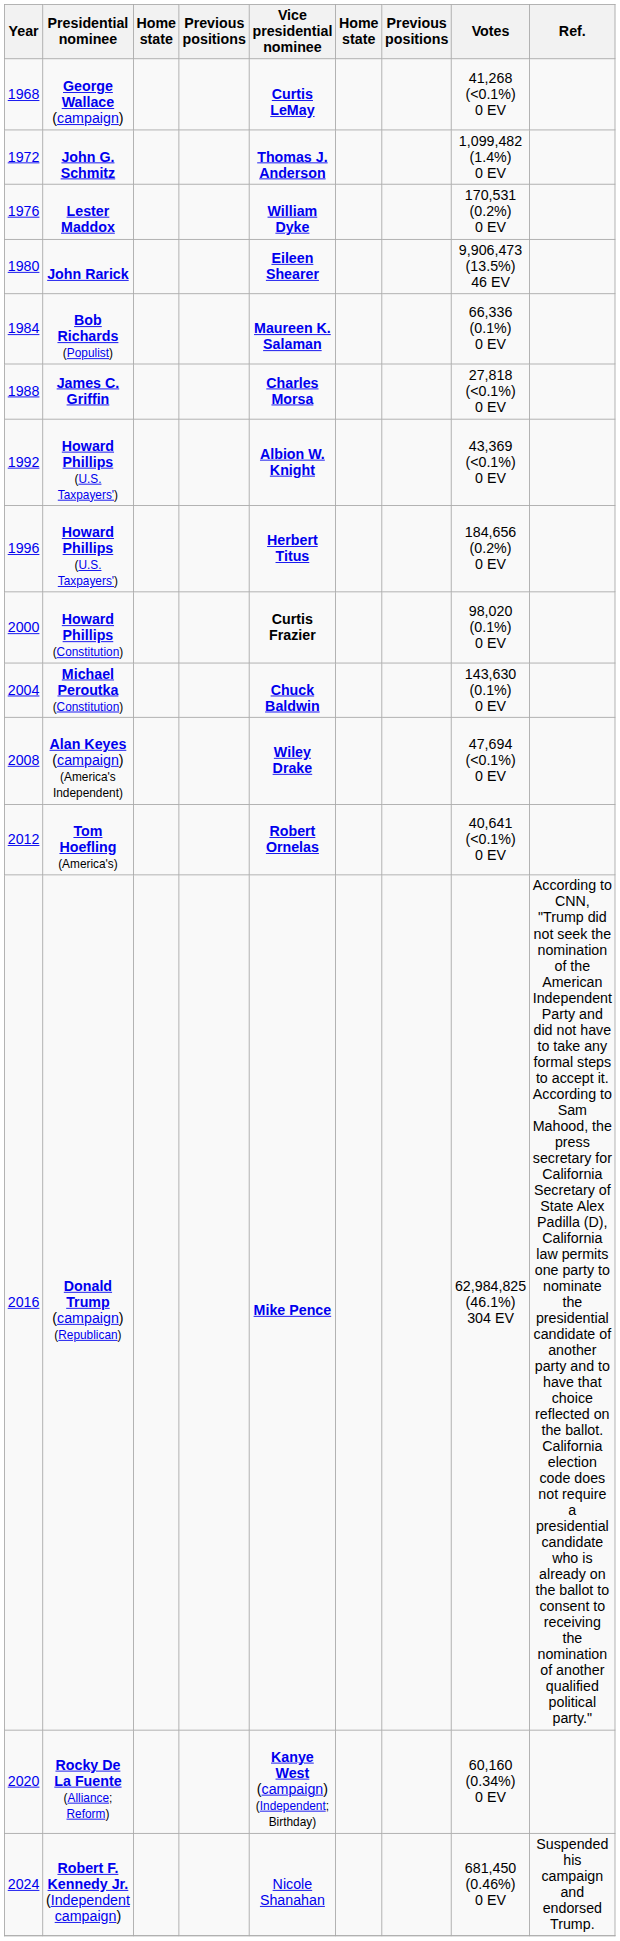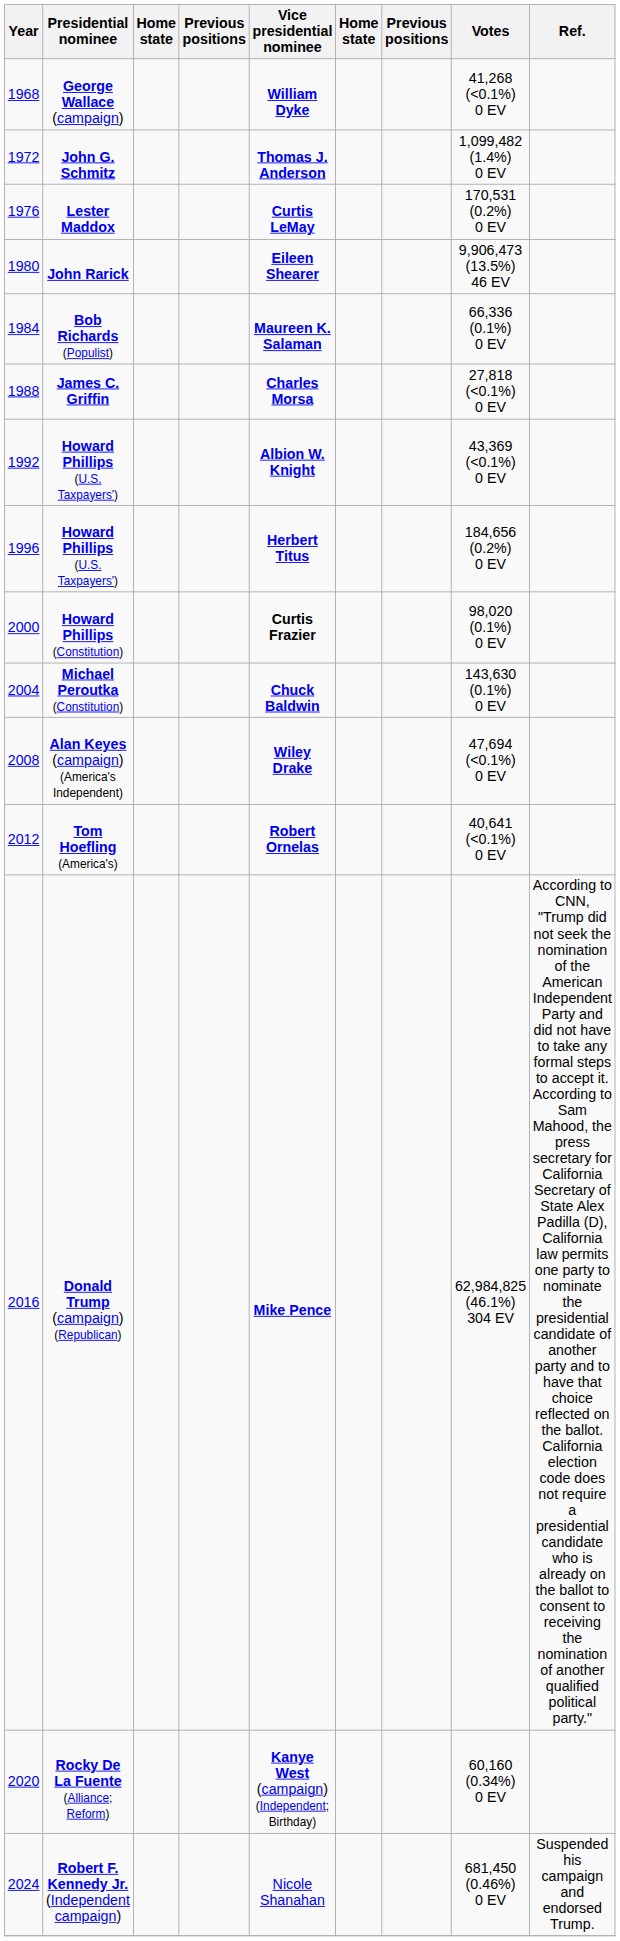(292, 102) Curtis LeMay -> (292, 102) William Dyke
(292, 219) William Dyke -> (292, 219) Curtis LeMay
